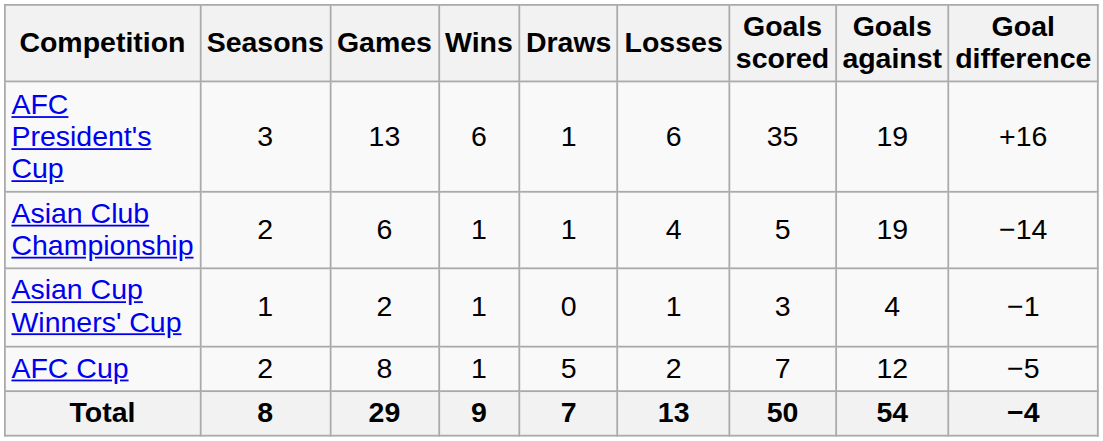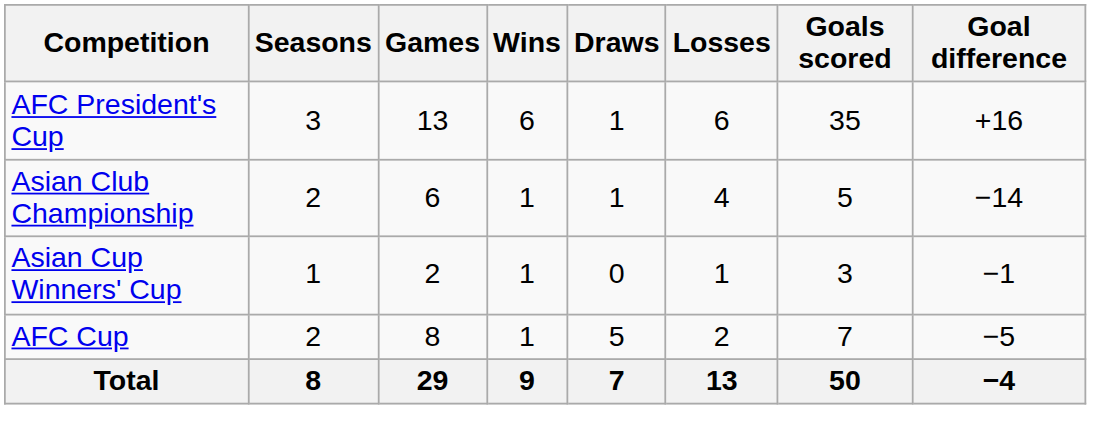- column: (892, 43)
